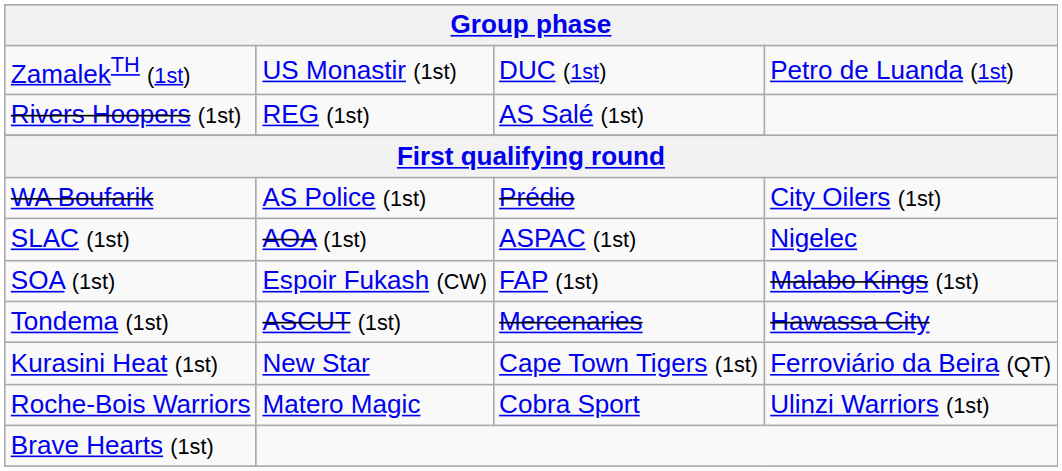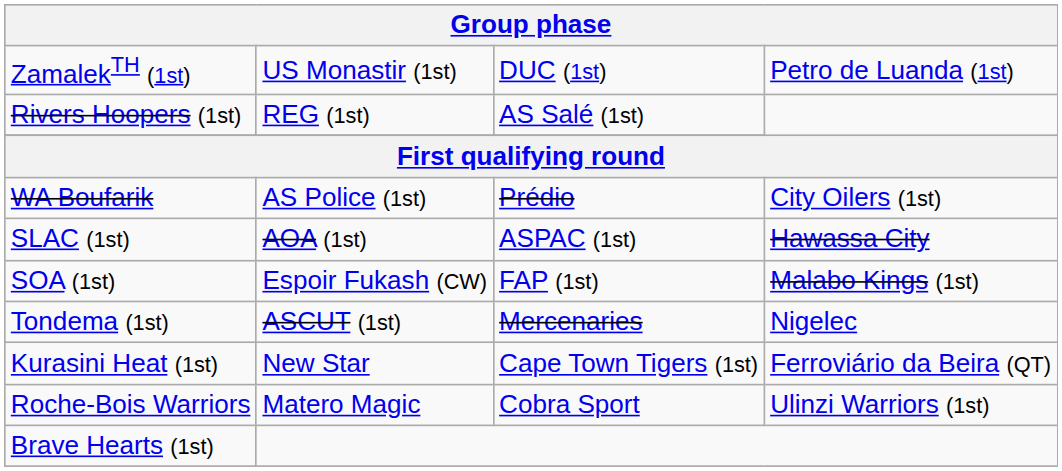(814, 239) Nigelec -> (850, 239) Hawassa City
(850, 321) Hawassa City -> (814, 321) Nigelec
